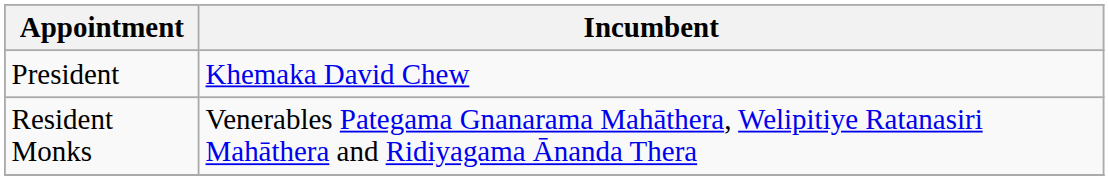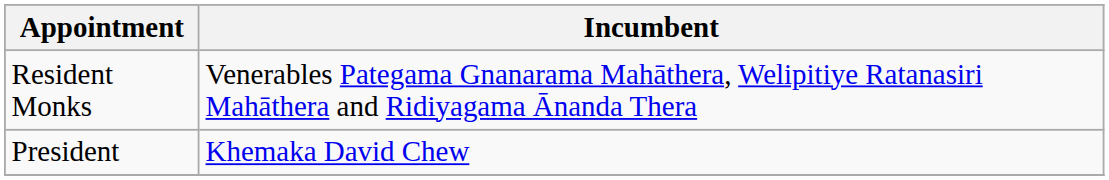rows swapped: (62, 135) <-> (65, 73)
